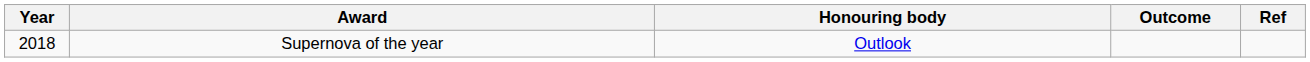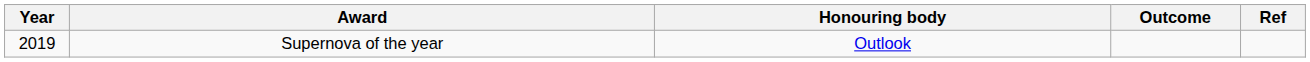(37, 43) 2018 -> (37, 43) 2019
